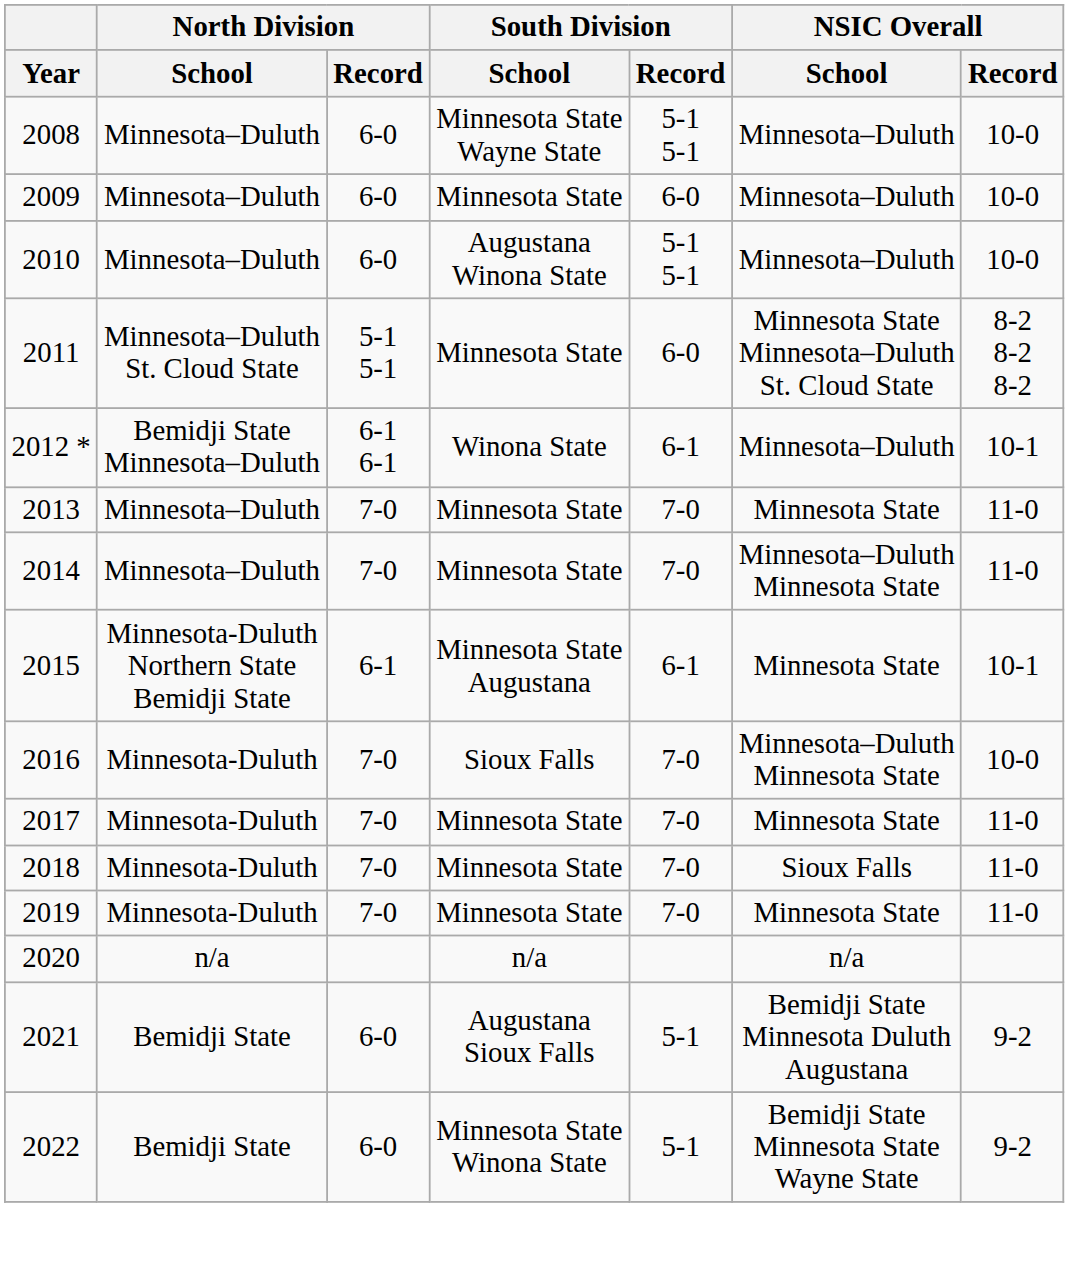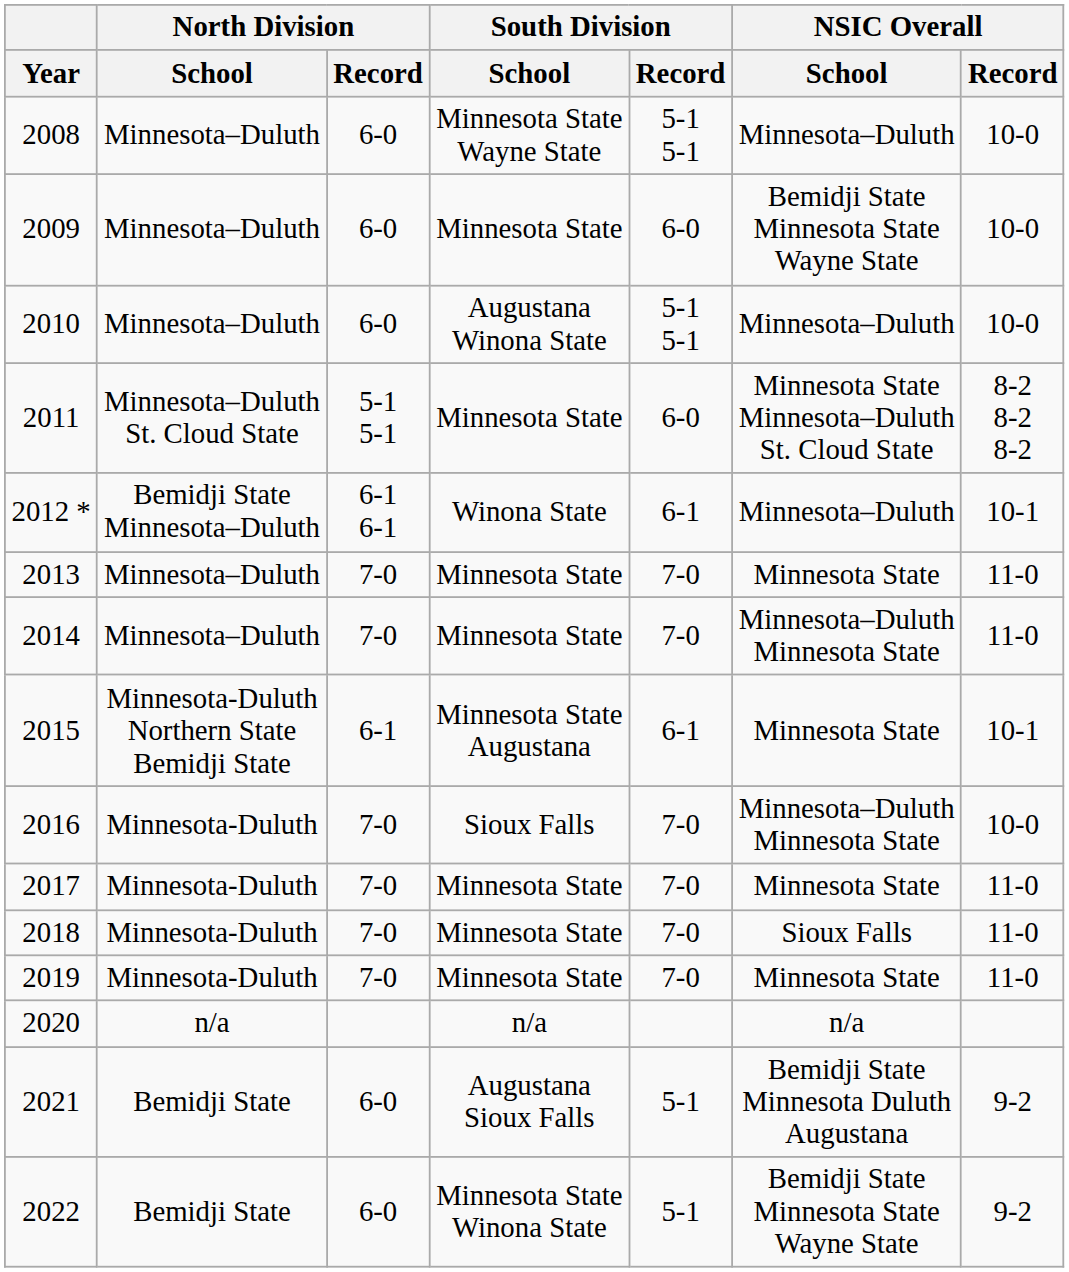(847, 196) Minnesota–Duluth -> (847, 229) Bemidji State Minnesota State Wayne State
